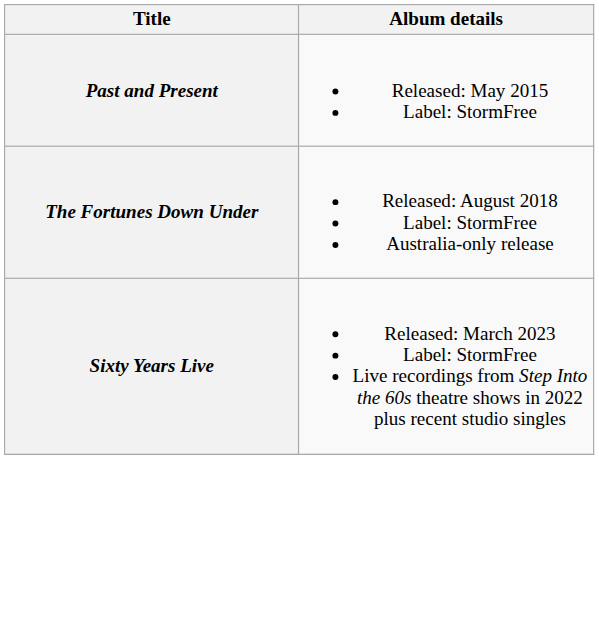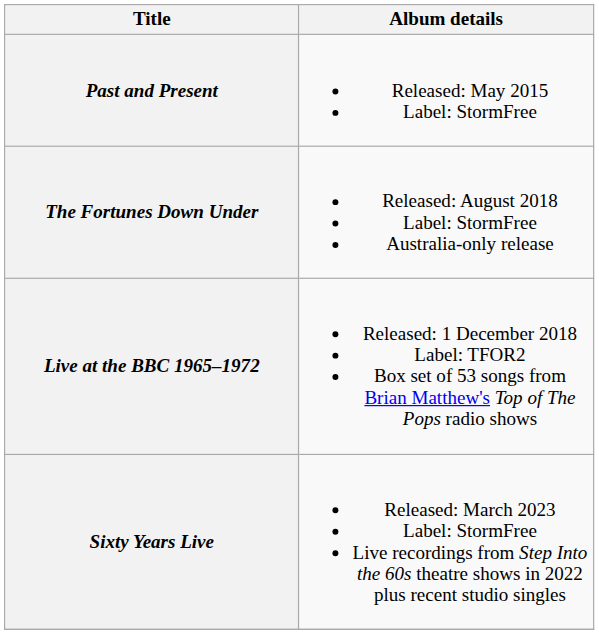+ row: (152, 366)
